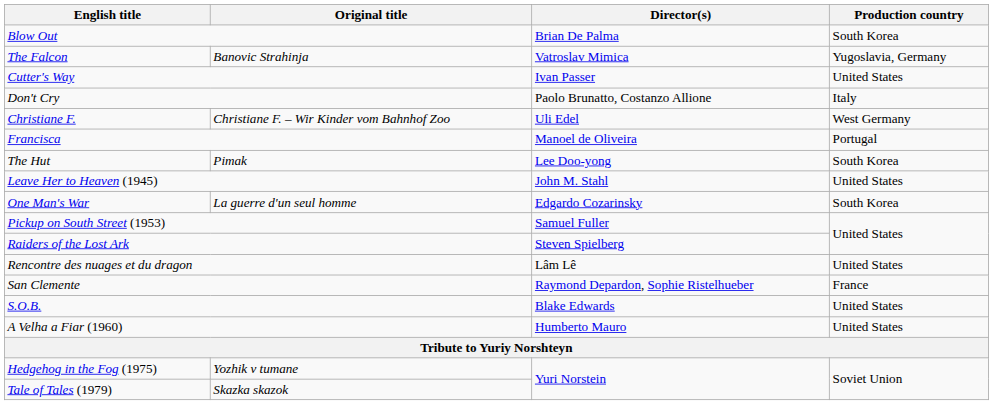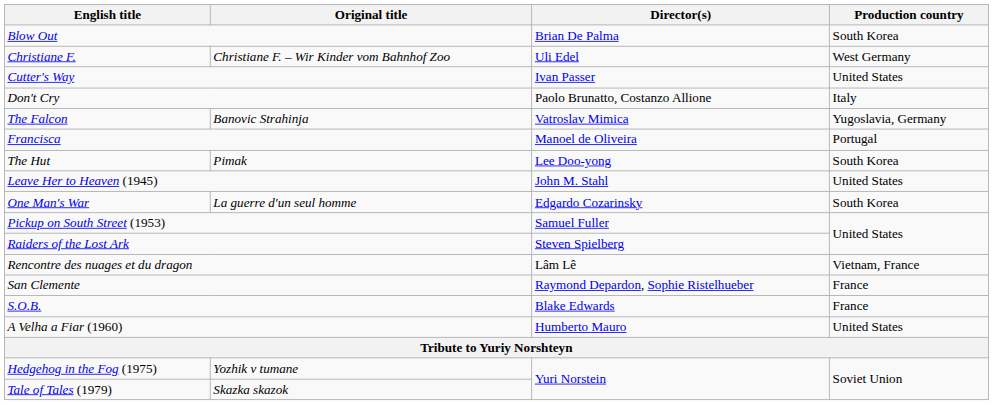rows swapped: (42, 118) <-> (37, 56)
(868, 264) United States -> (876, 264) Vietnam, France
(868, 306) United States -> (850, 306) France
